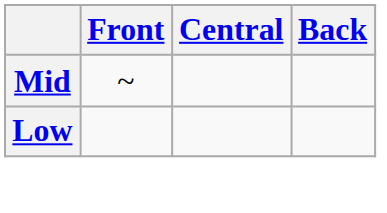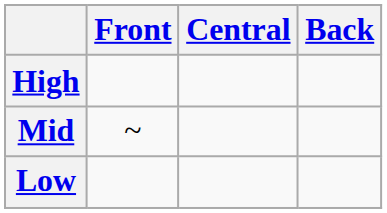+ row: (46, 80)
